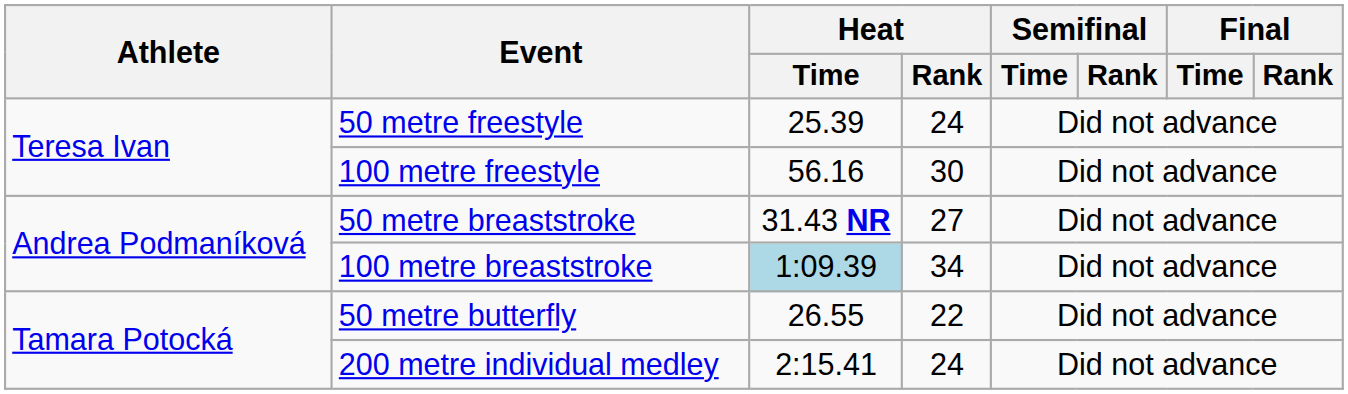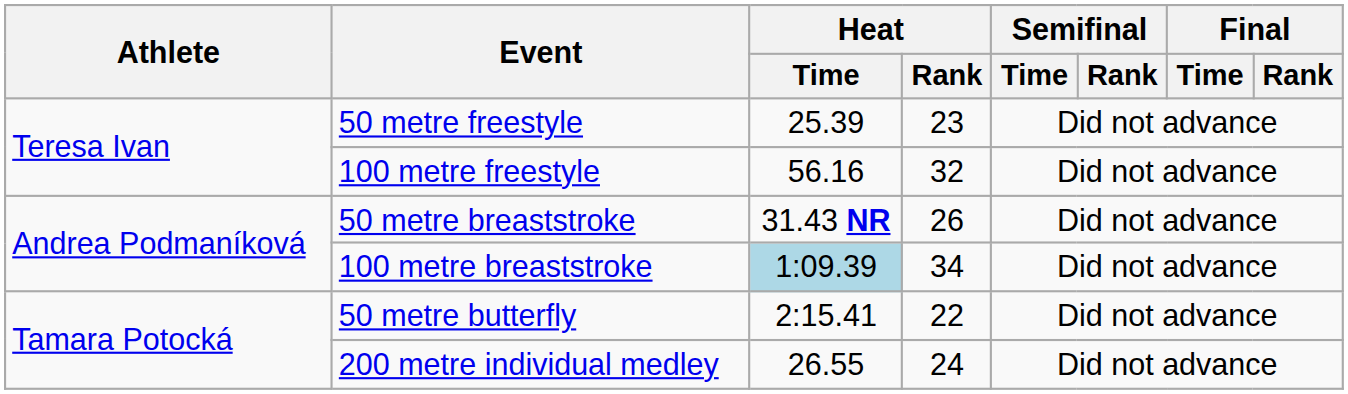(947, 123) 24 -> (947, 123) 23
(947, 172) 30 -> (947, 172) 32
(947, 220) 27 -> (947, 220) 26
(826, 316) 26.55 -> (826, 316) 2:15.41
(826, 364) 2:15.41 -> (826, 364) 26.55
